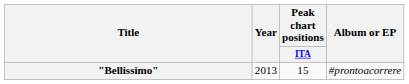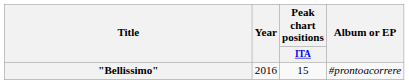(266, 71) 2013 -> (266, 71) 2016
